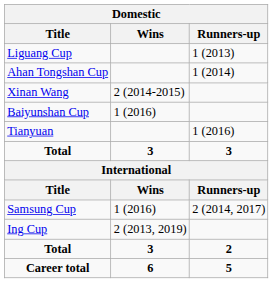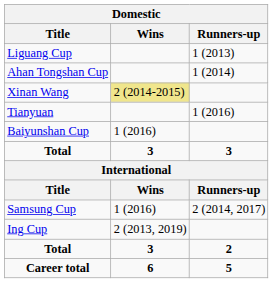(149, 92) no background -> (149, 92) khaki background
rows swapped: (30, 131) <-> (48, 111)
